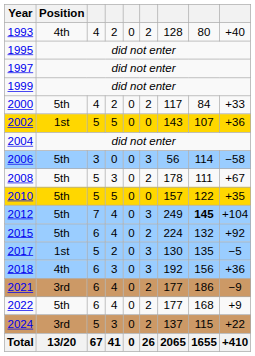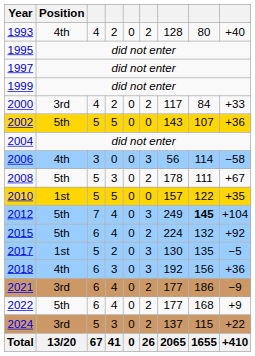(62, 104) 5th -> (62, 104) 3rd
(62, 123) 1st -> (62, 123) 5th
(62, 159) 5th -> (62, 159) 4th
(62, 196) 5th -> (62, 196) 1st
